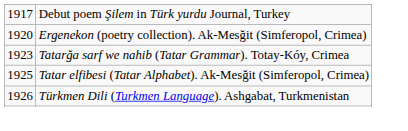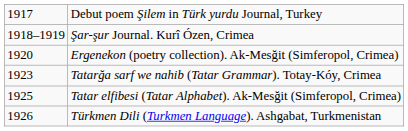+ row: (162, 34)
